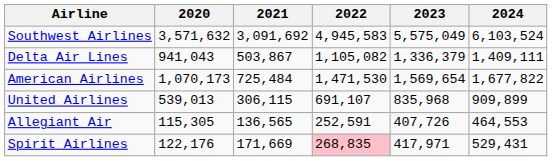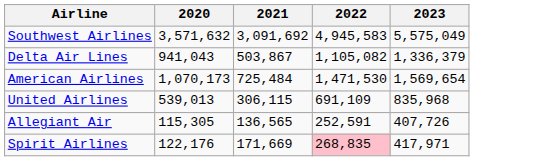- column: (508, 16)
(343, 102) 691,107 -> (343, 102) 691,109
